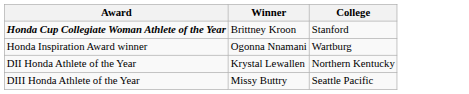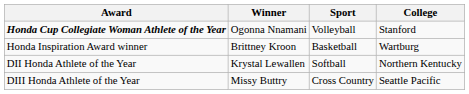+ column: (343, 13)
(263, 30) Brittney Kroon -> (269, 30) Ogonna Nnamani
(269, 47) Ogonna Nnamani -> (263, 47) Brittney Kroon
